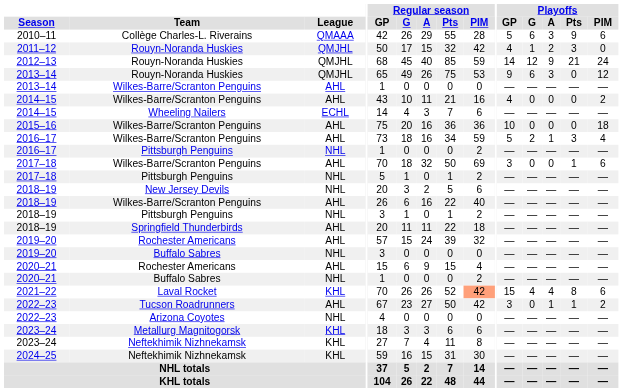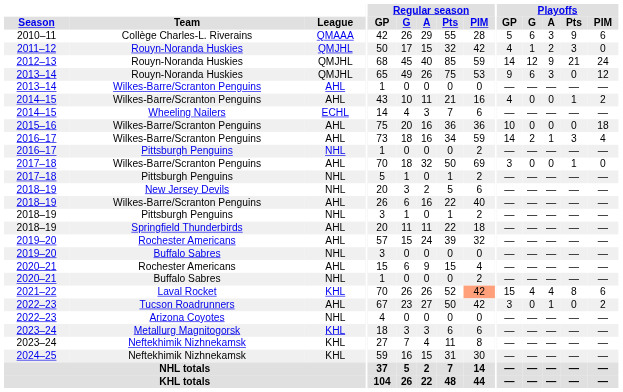(574, 100) 0 -> (574, 100) 1
(509, 138) 5 -> (509, 138) 14
(603, 164) 6 -> (603, 164) 0
(574, 304) 1 -> (574, 304) 0
